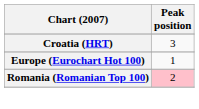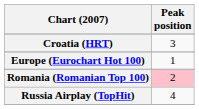+ row: (78, 95)
